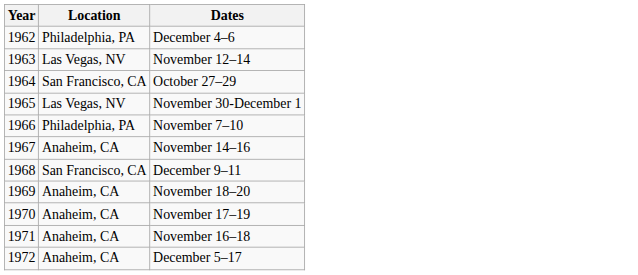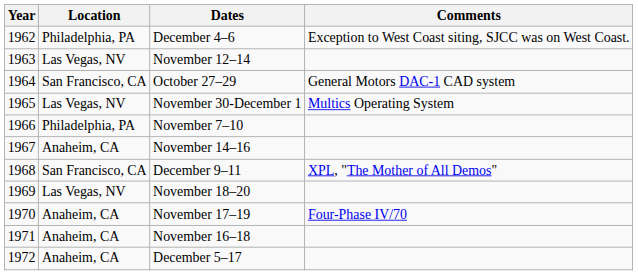+ column: (469, 15)
(81, 192) Anaheim, CA -> (84, 192) Las Vegas, NV
